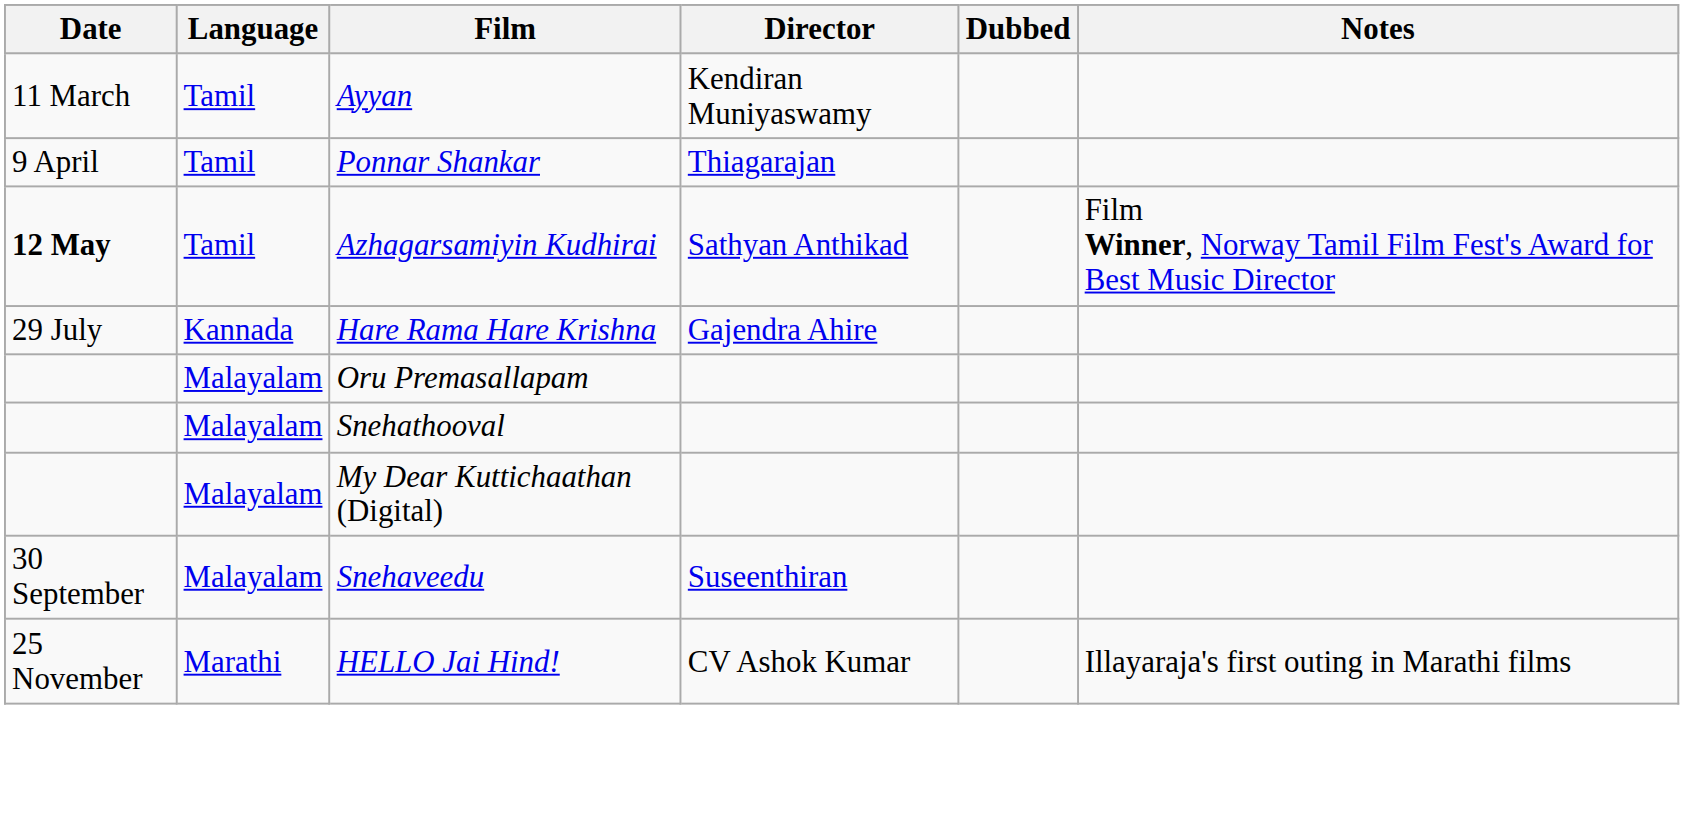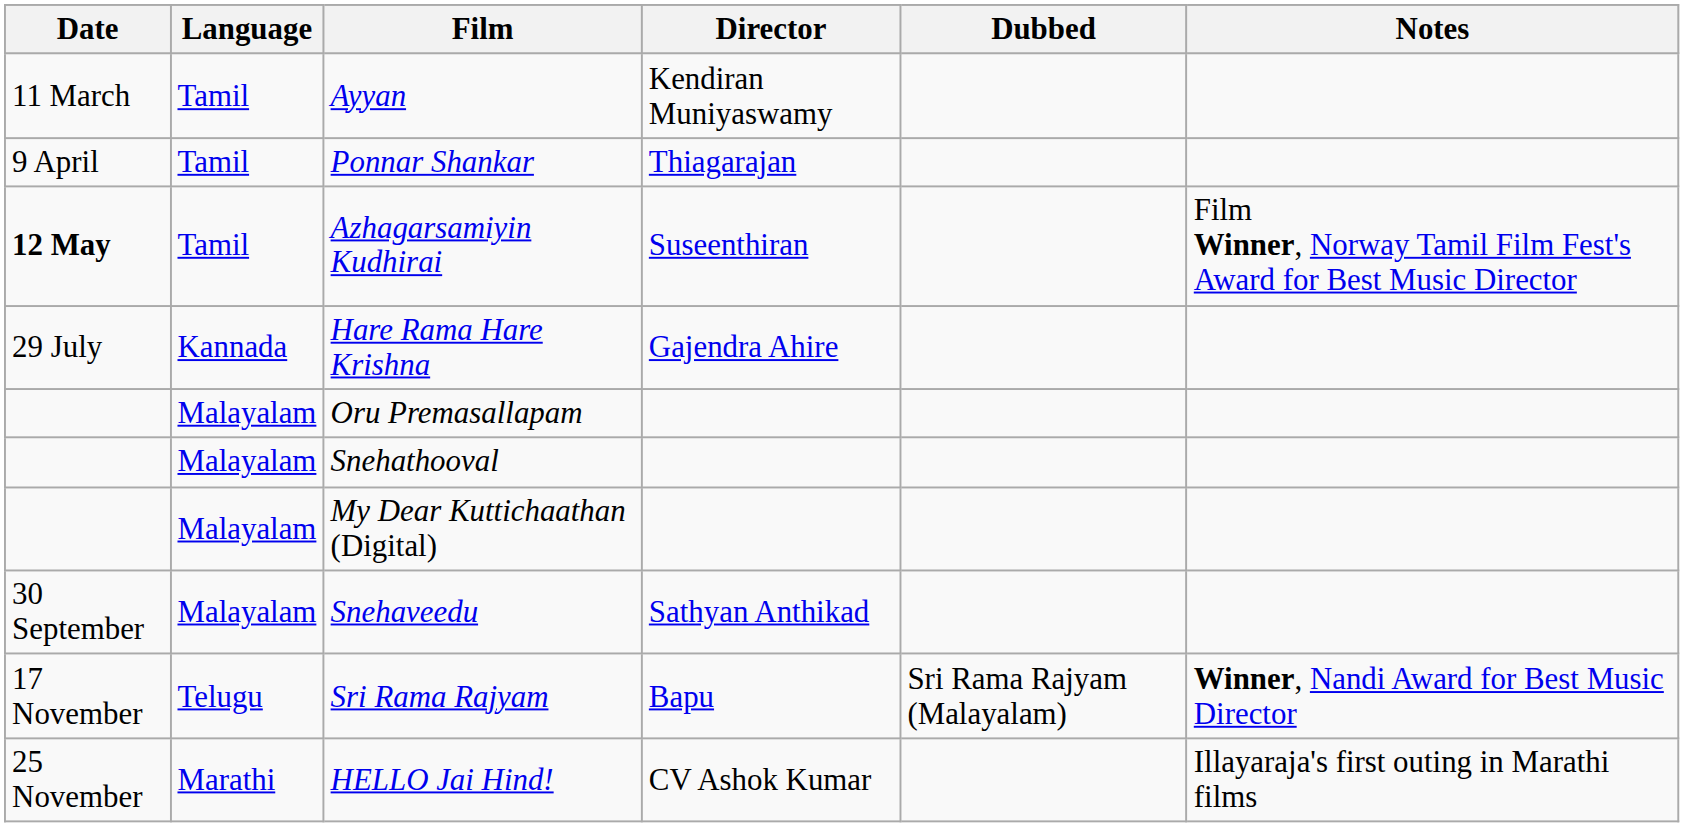(798, 245) Sathyan Anthikad -> (729, 245) Suseenthiran
(768, 577) Suseenthiran -> (759, 611) Sathyan Anthikad
+ row: (440, 695)
